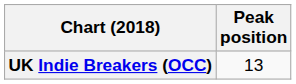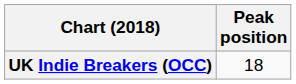(254, 65) 13 -> (254, 65) 18
